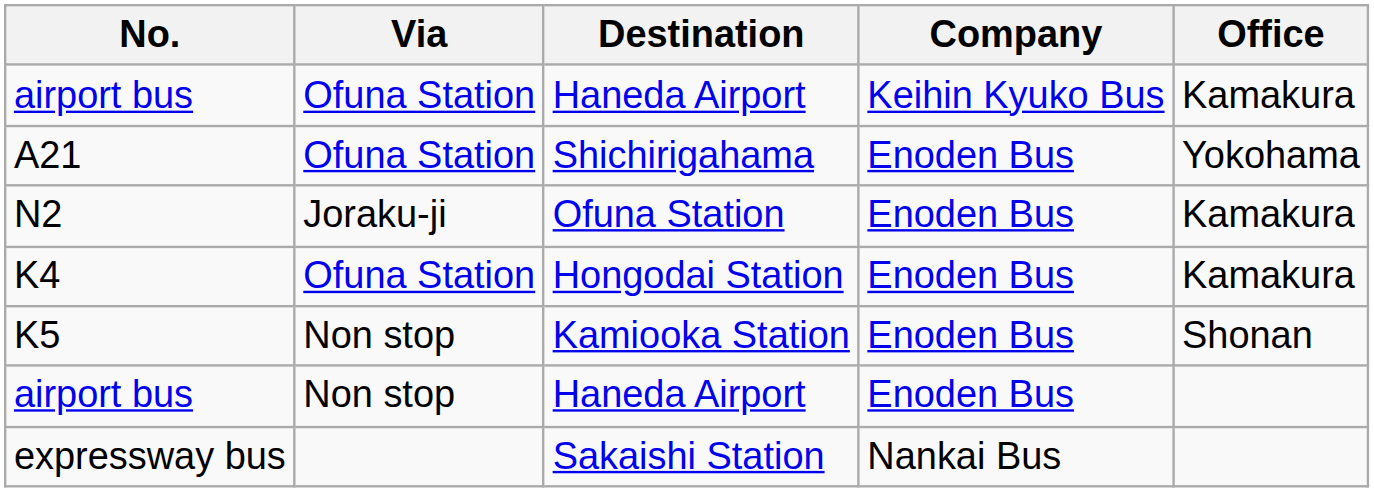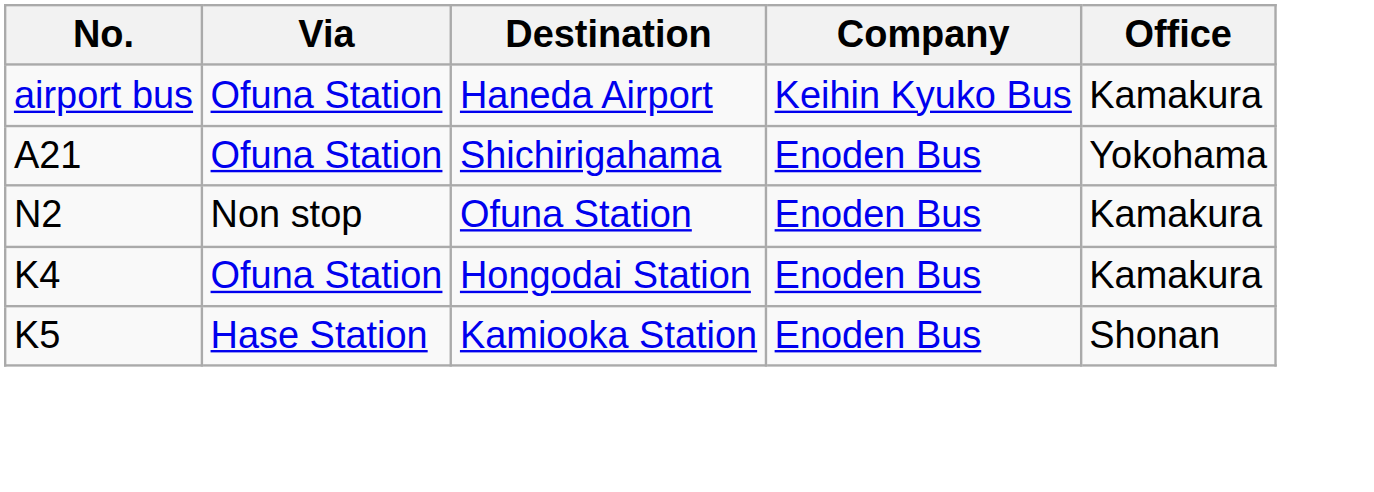(375, 214) Joraku-ji -> (286, 214) Non stop
(379, 335) Non stop -> (319, 335) Hase Station
- row: (104, 395)
- row: (150, 455)
